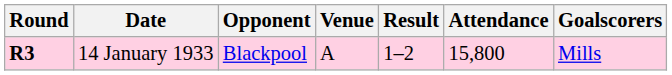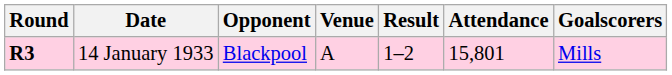(477, 53) 15,800 -> (477, 53) 15,801
